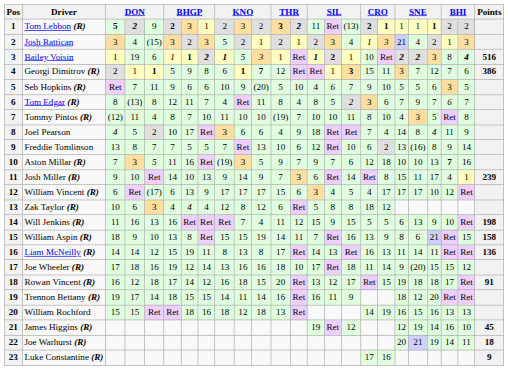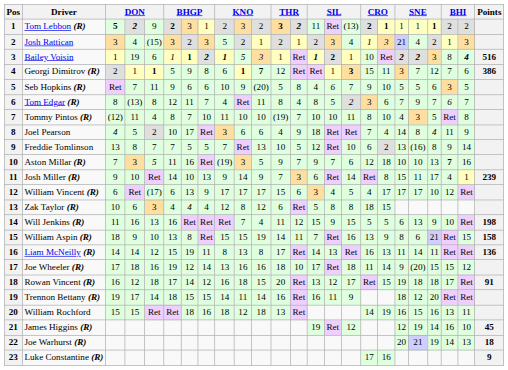(299, 86) 10 -> (299, 86) 8
(299, 146) 6 -> (299, 146) 5
(386, 207) 12 -> (386, 207) 15
(467, 312) 13 -> (467, 312) 11
(467, 342) 11 -> (467, 342) 13
